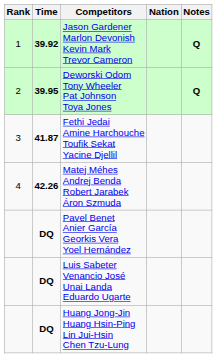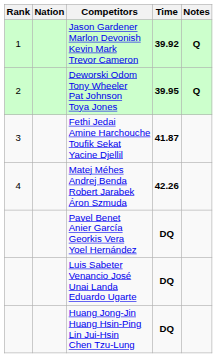columns swapped: (164, 12) <-> (46, 12)
